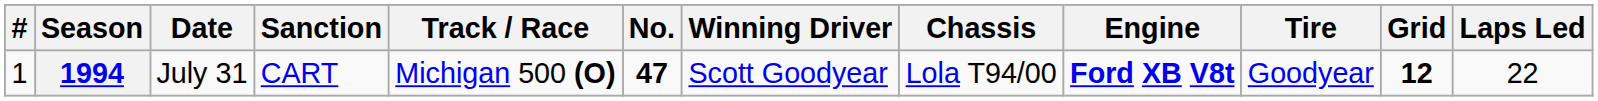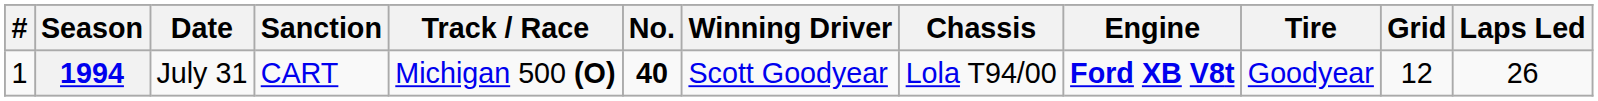(652, 73) 47 -> (652, 73) 40
(1417, 73) bold -> (1417, 73) normal
(1523, 73) 22 -> (1523, 73) 26
